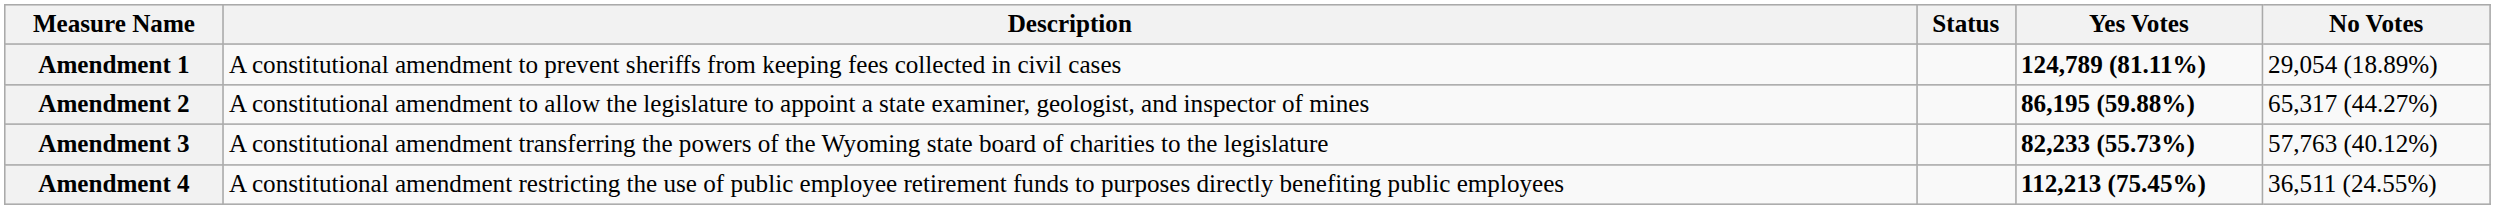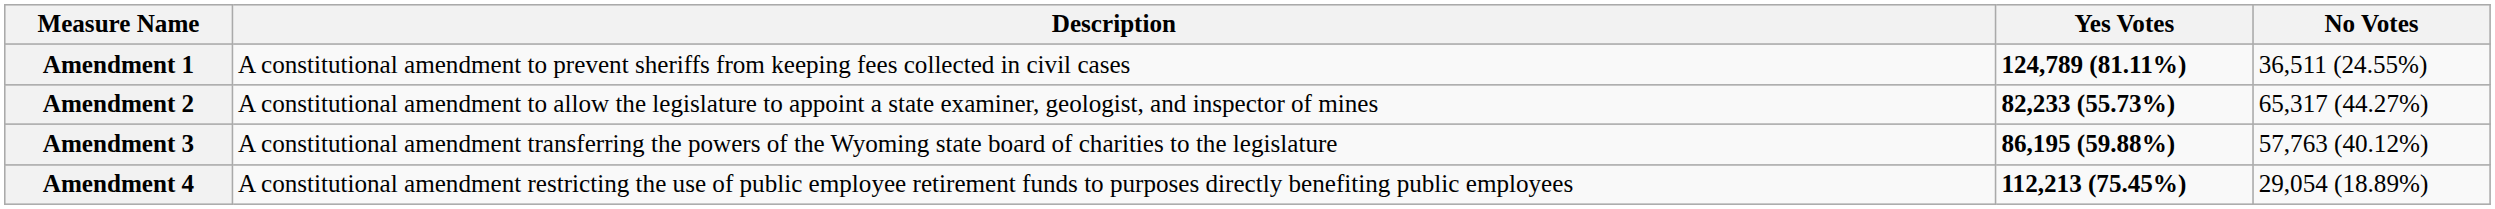- column: (1966, 24)
(2353, 64) 29,054 (18.89%) -> (2343, 64) 36,511 (24.55%)
(2108, 104) 86,195 (59.88%) -> (2088, 104) 82,233 (55.73%)
(2108, 143) 82,233 (55.73%) -> (2088, 143) 86,195 (59.88%)
(2352, 183) 36,511 (24.55%) -> (2343, 183) 29,054 (18.89%)
